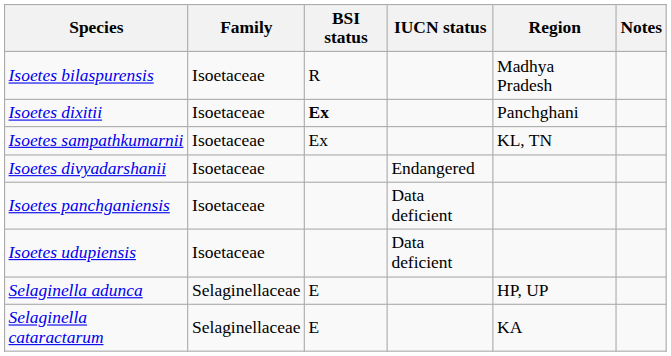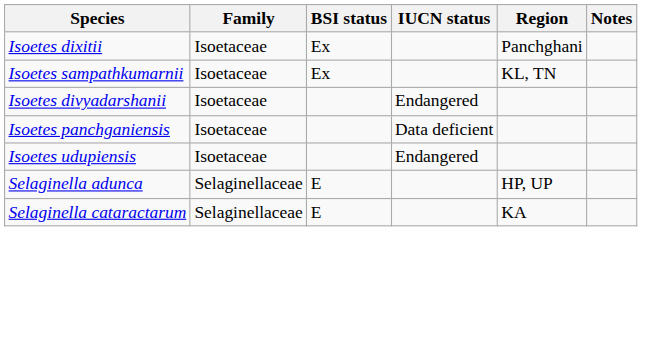- row: (81, 75)
(319, 112) bold -> (321, 45) normal
(422, 252) Data deficient -> (437, 156) Endangered
